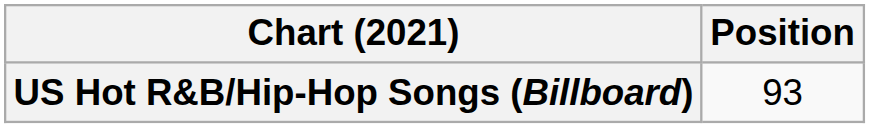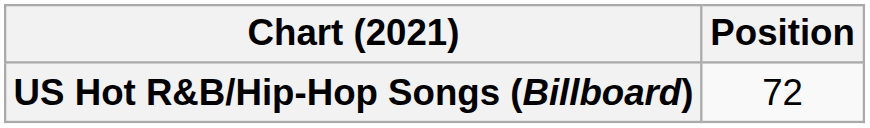(783, 91) 93 -> (783, 91) 72
